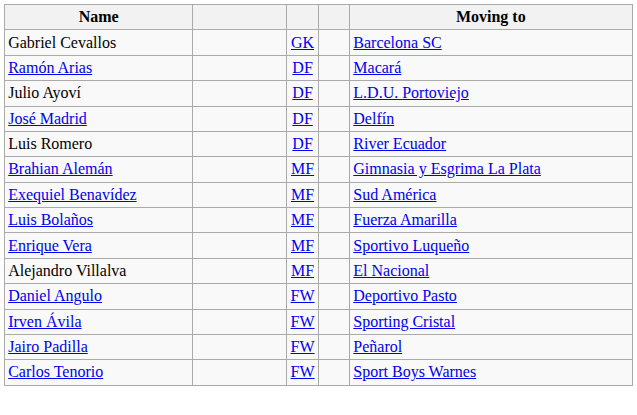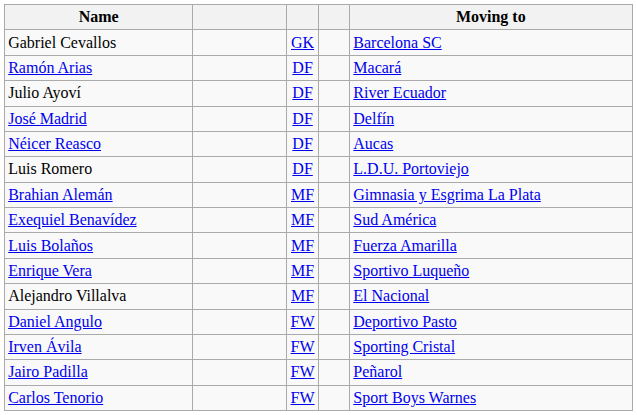(411, 93) L.D.U. Portoviejo -> (400, 93) River Ecuador
+ row: (55, 144)
(400, 144) River Ecuador -> (411, 169) L.D.U. Portoviejo
